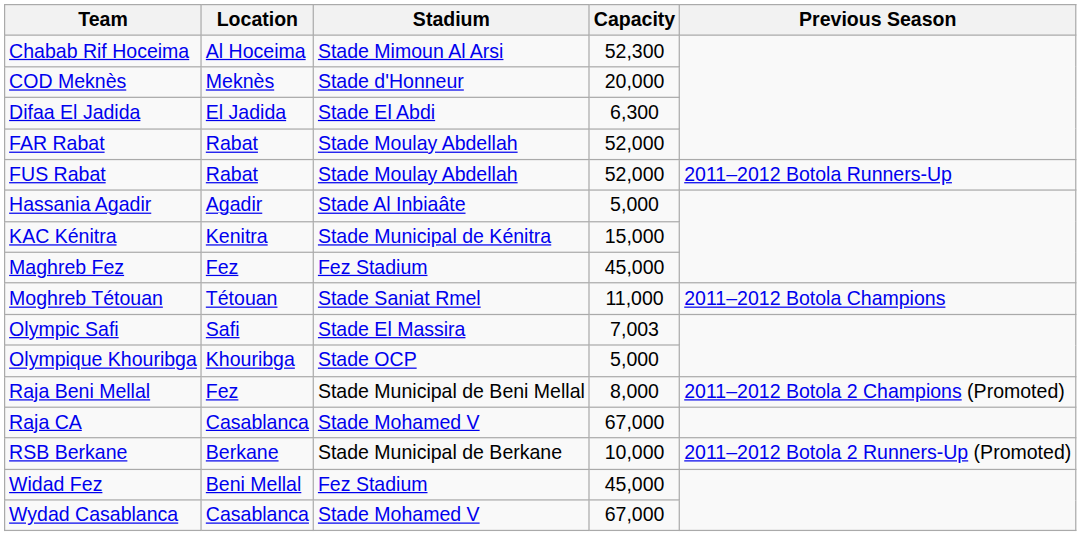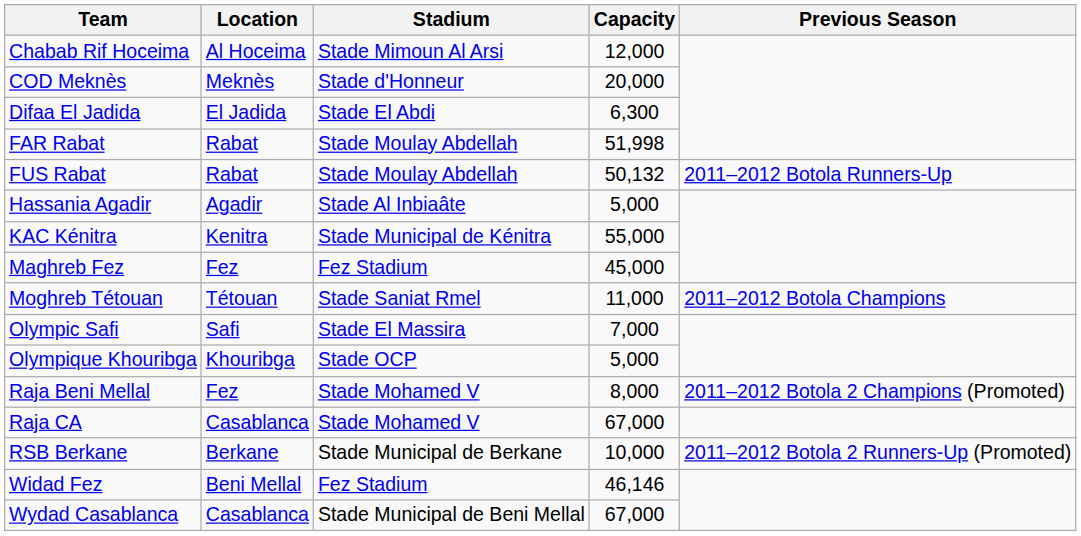(635, 50) 52,300 -> (635, 50) 12,000
(635, 143) 52,000 -> (635, 143) 51,998
(635, 174) 52,000 -> (635, 174) 50,132
(635, 236) 15,000 -> (635, 236) 55,000
(635, 329) 7,003 -> (635, 329) 7,000
(451, 391) Stade Municipal de Beni Mellal -> (399, 391) Stade Mohamed V
(635, 484) 45,000 -> (635, 484) 46,146
(399, 515) Stade Mohamed V -> (451, 515) Stade Municipal de Beni Mellal
